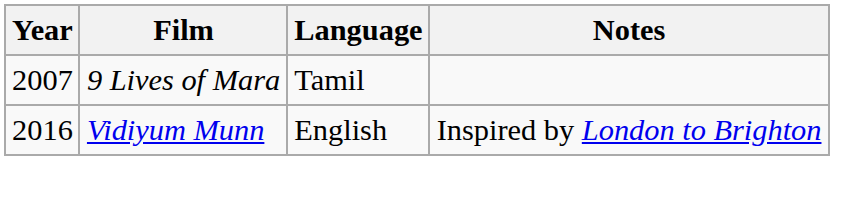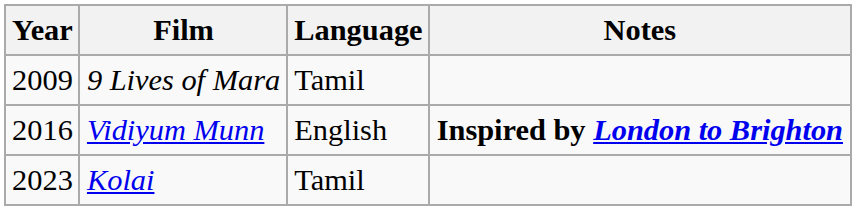(42, 79) 2007 -> (42, 79) 2009
(629, 130) normal -> (640, 130) bold
+ row: (121, 180)
